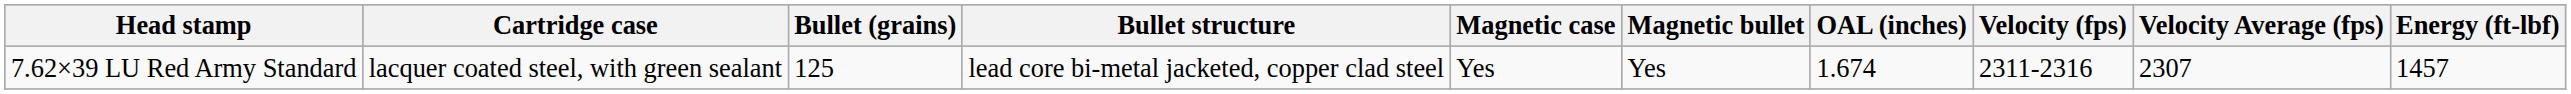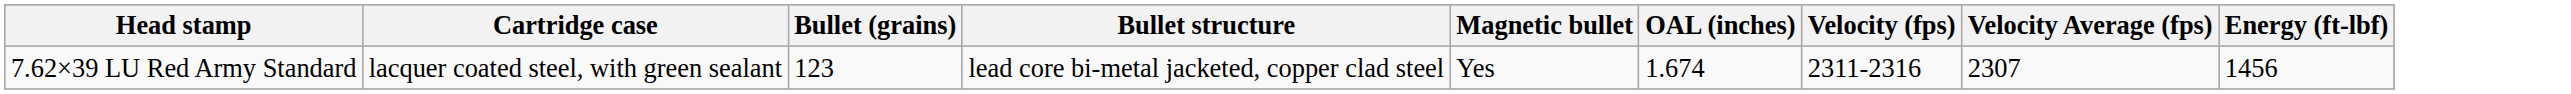- column: (1536, 25)
(814, 67) 125 -> (814, 67) 123
(2422, 67) 1457 -> (2251, 67) 1456
